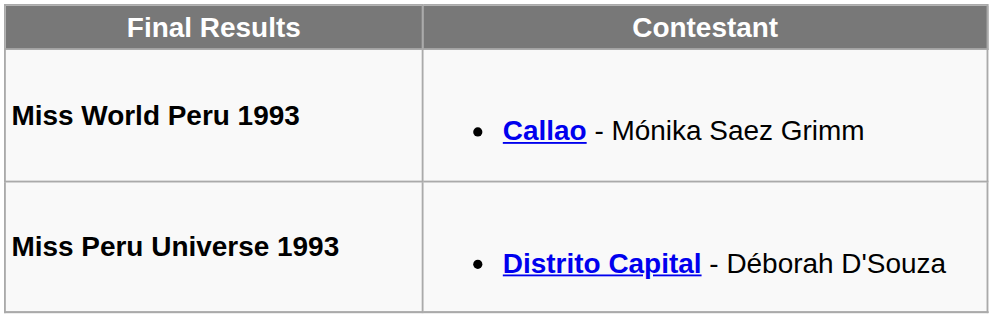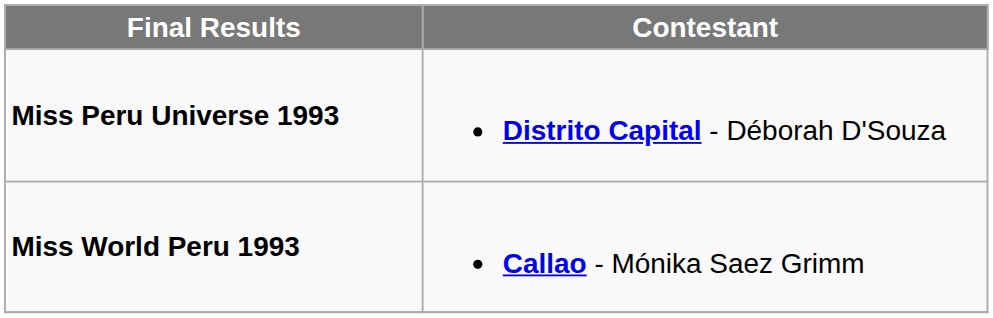rows swapped: (175, 247) <-> (156, 115)
